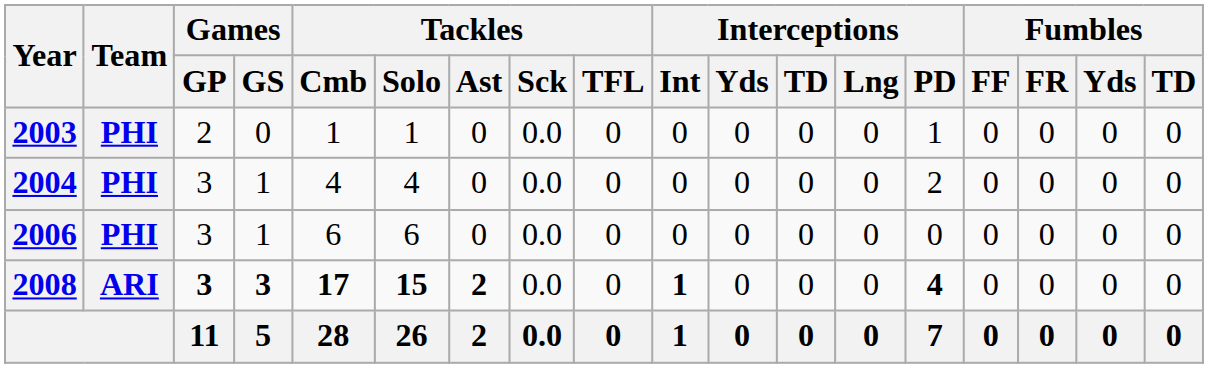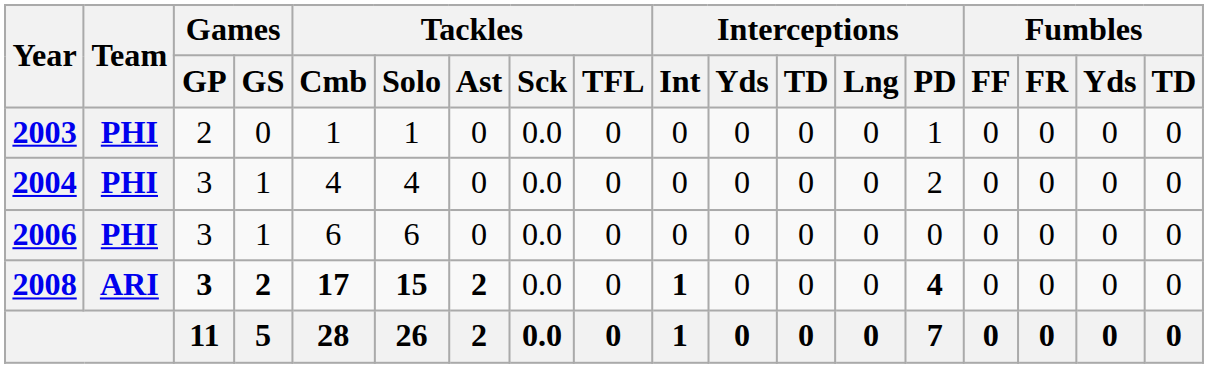(263, 285) 3 -> (263, 285) 2
